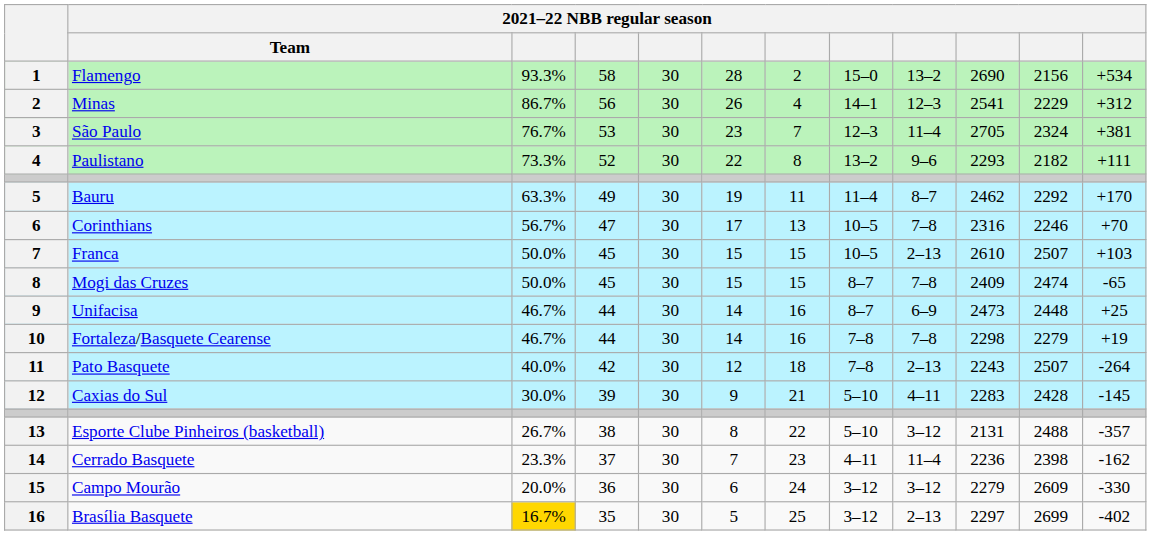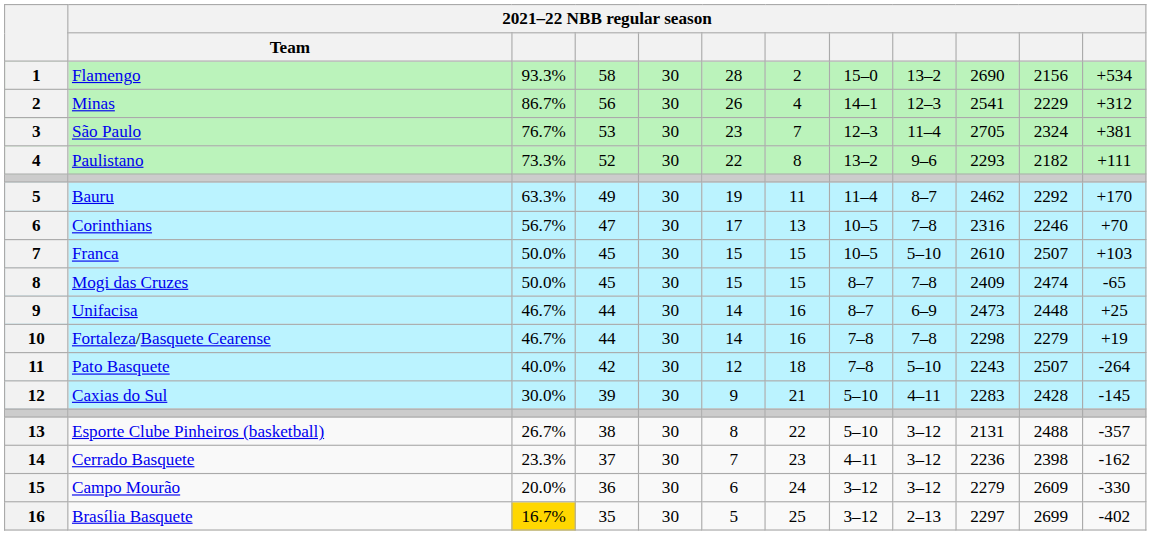(924, 253) 2–13 -> (924, 253) 5–10
(924, 366) 2–13 -> (924, 366) 5–10
(924, 459) 11–4 -> (924, 459) 3–12
